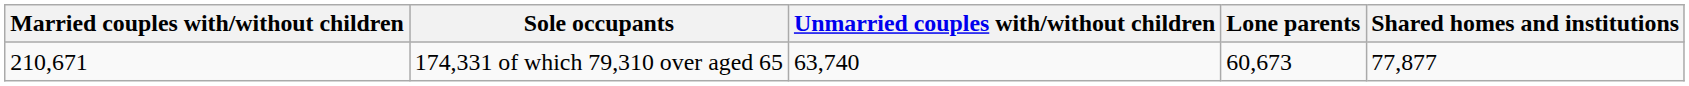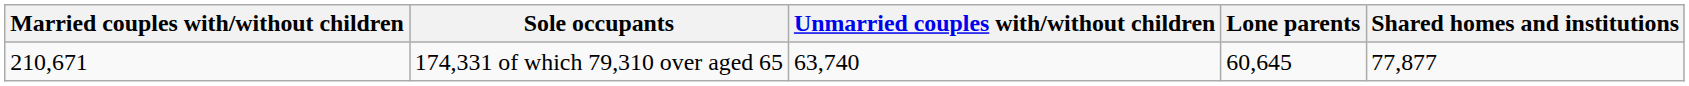(1259, 61) 60,673 -> (1259, 61) 60,645
